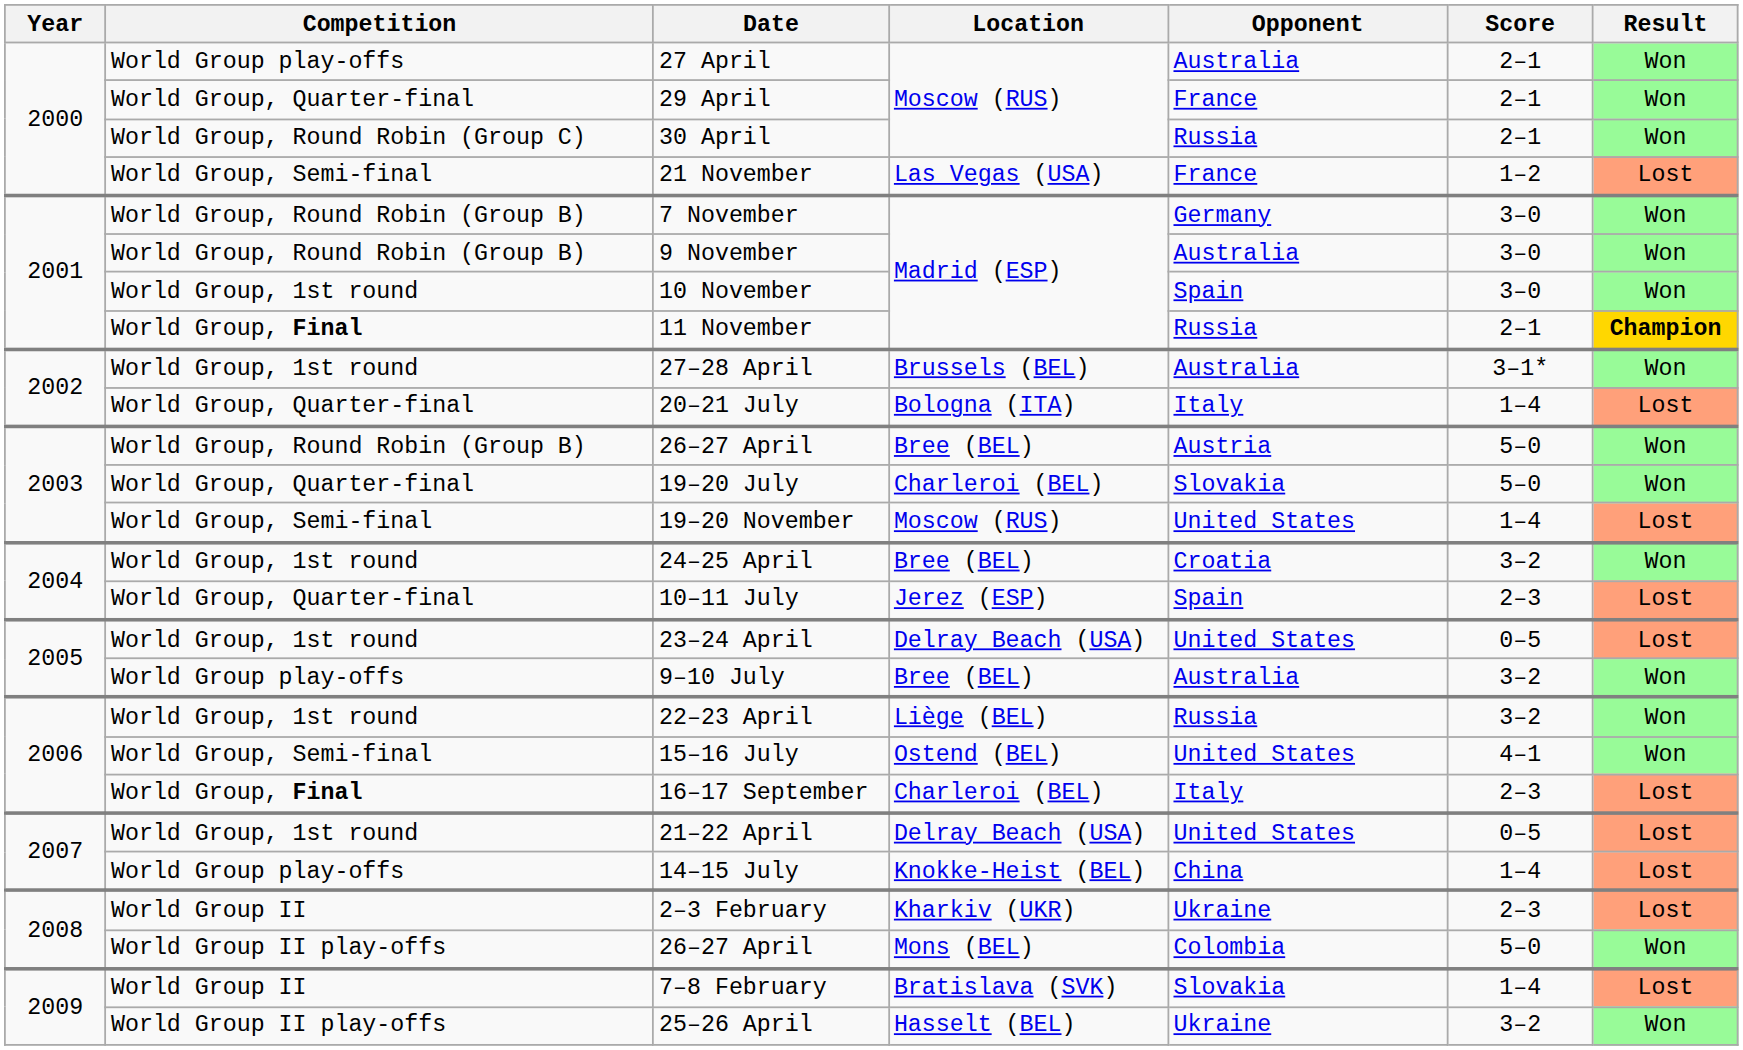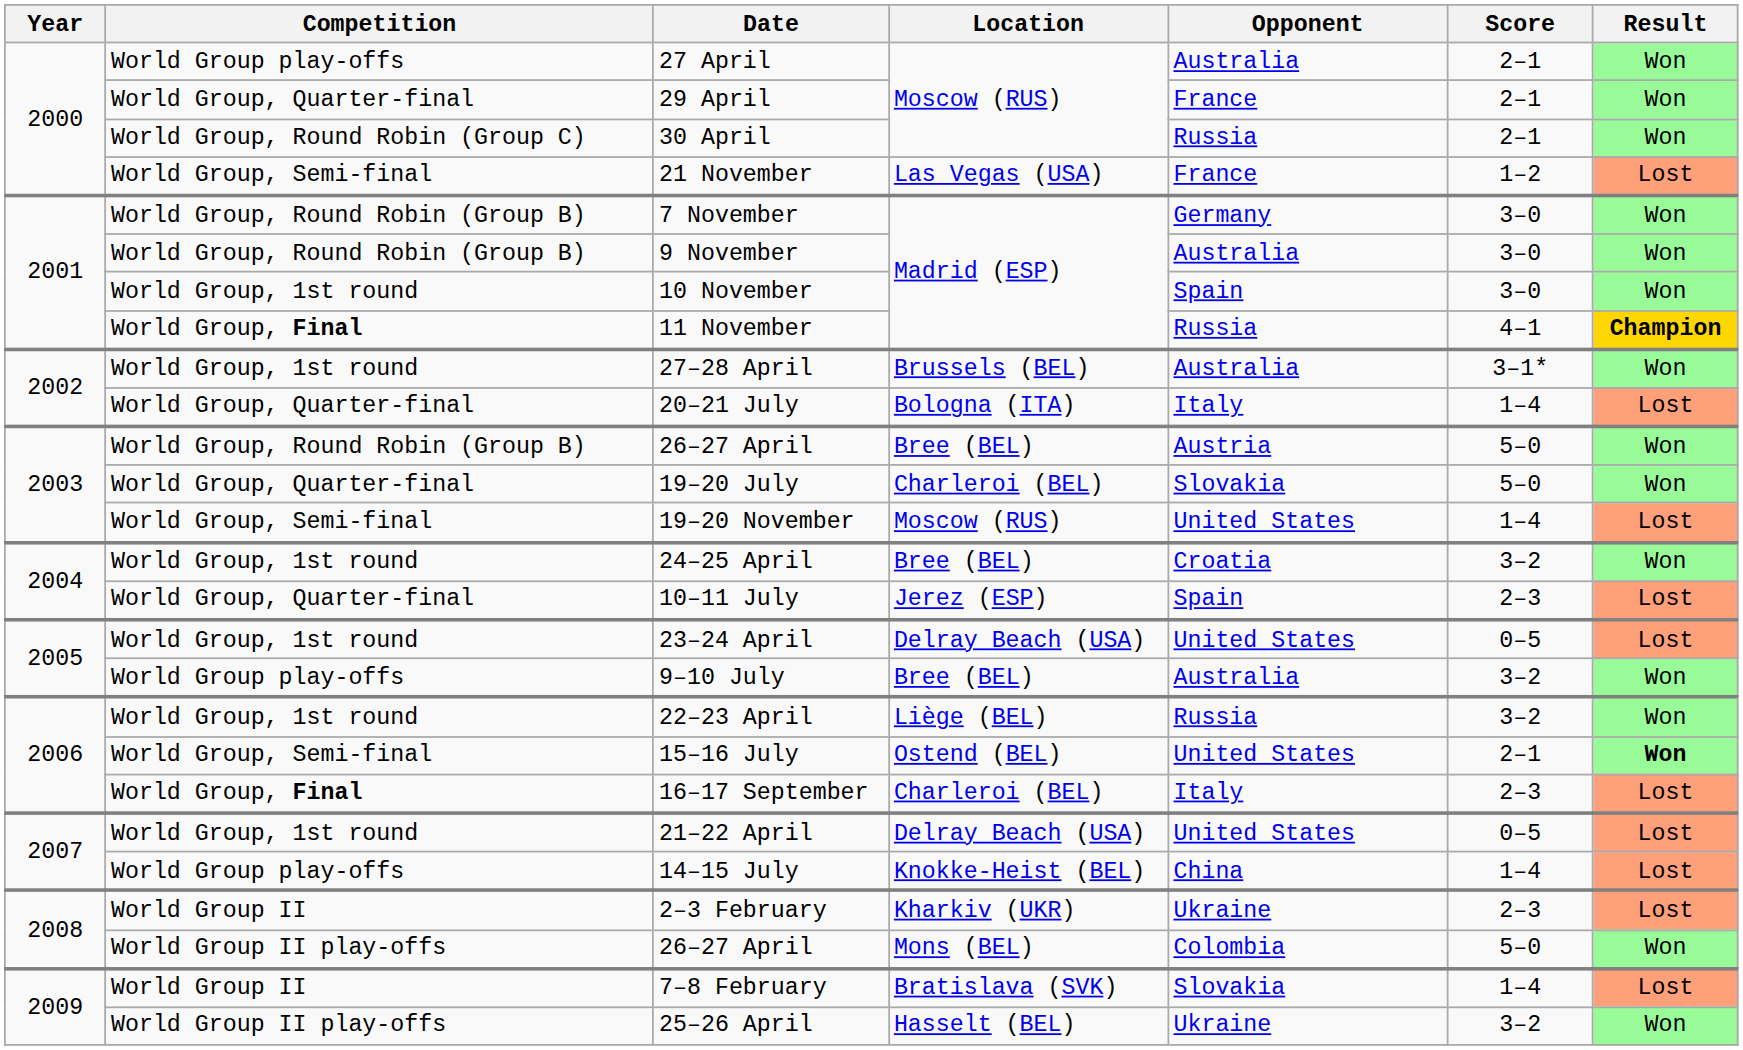(1520, 329) 2–1 -> (1520, 329) 4–1
(1520, 755) 4–1 -> (1520, 755) 2–1
(1666, 755) normal -> (1666, 755) bold
